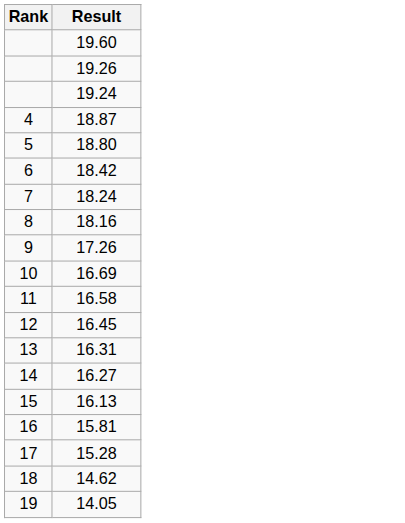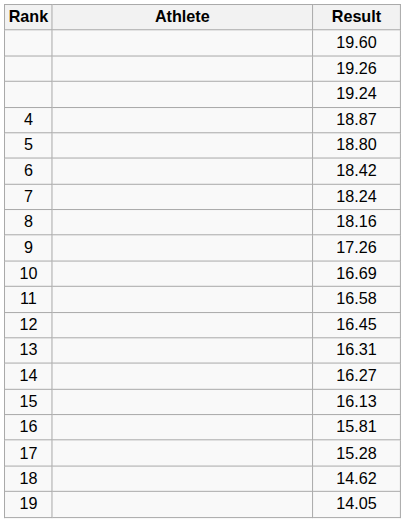+ column: (182, 17)
